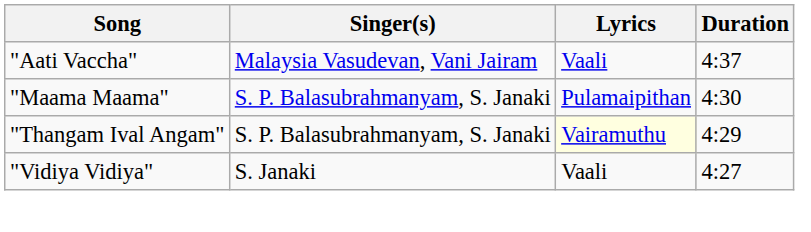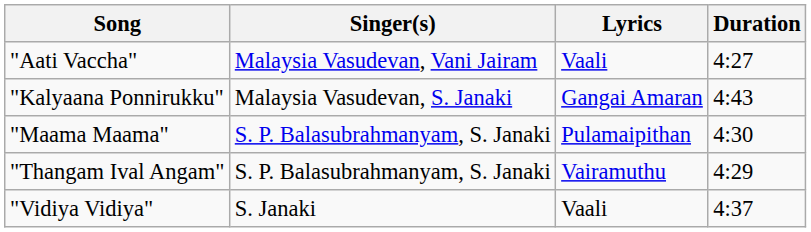(721, 60) 4:37 -> (733, 60) 4:27
+ row: (117, 97)
(614, 134) lightyellow background -> (614, 171) no background
(721, 171) 4:27 -> (733, 208) 4:37
